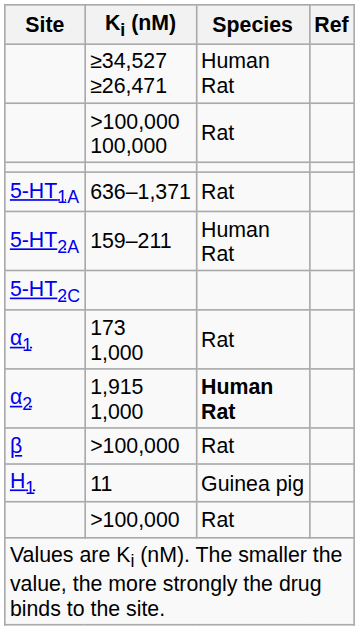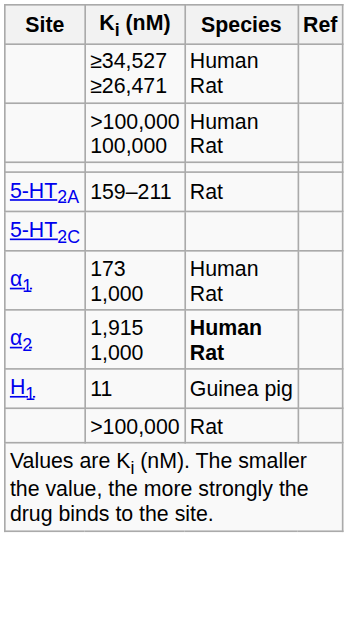(218, 133) Rat -> (224, 133) Human Rat
- row: (44, 192)
(235, 241) Human Rat -> (206, 192) Rat
(218, 340) Rat -> (224, 280) Human Rat
- row: (16, 446)
